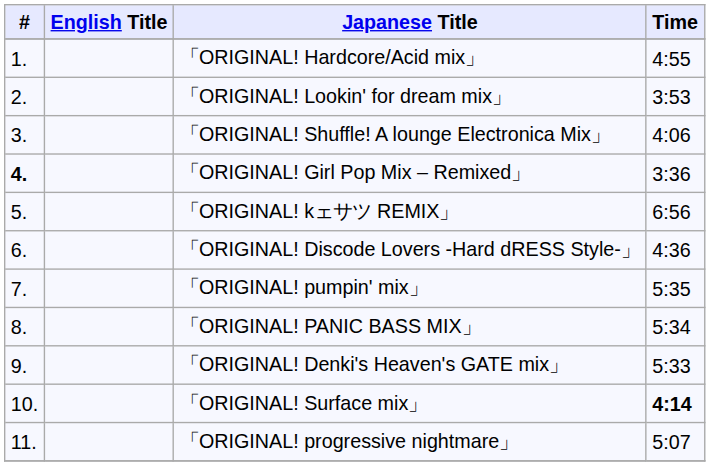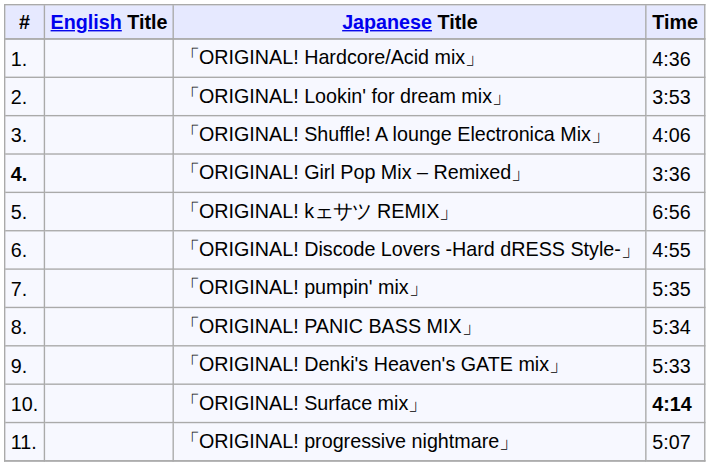(672, 59) 4:55 -> (672, 59) 4:36
(672, 250) 4:36 -> (672, 250) 4:55
